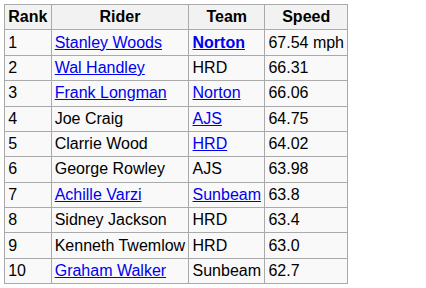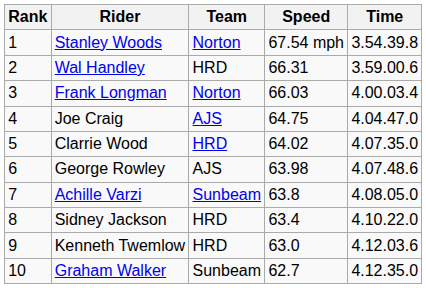+ column: (385, 17)
(219, 42) bold -> (217, 42) normal
(288, 93) 66.06 -> (288, 93) 66.03
